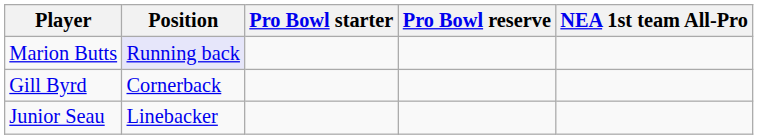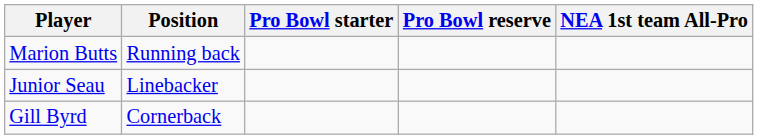(183, 52) lavender background -> (183, 52) no background
rows swapped: (48, 85) <-> (57, 117)
